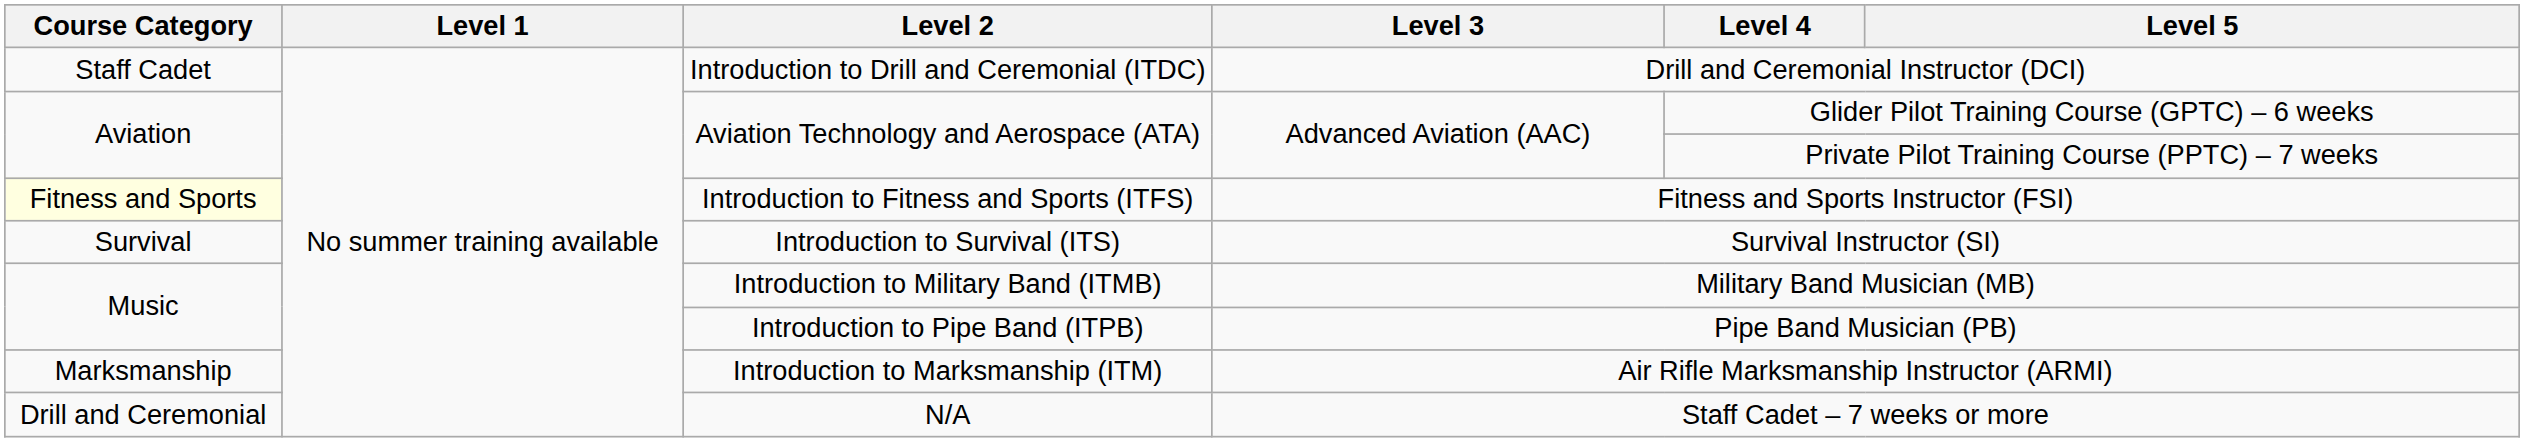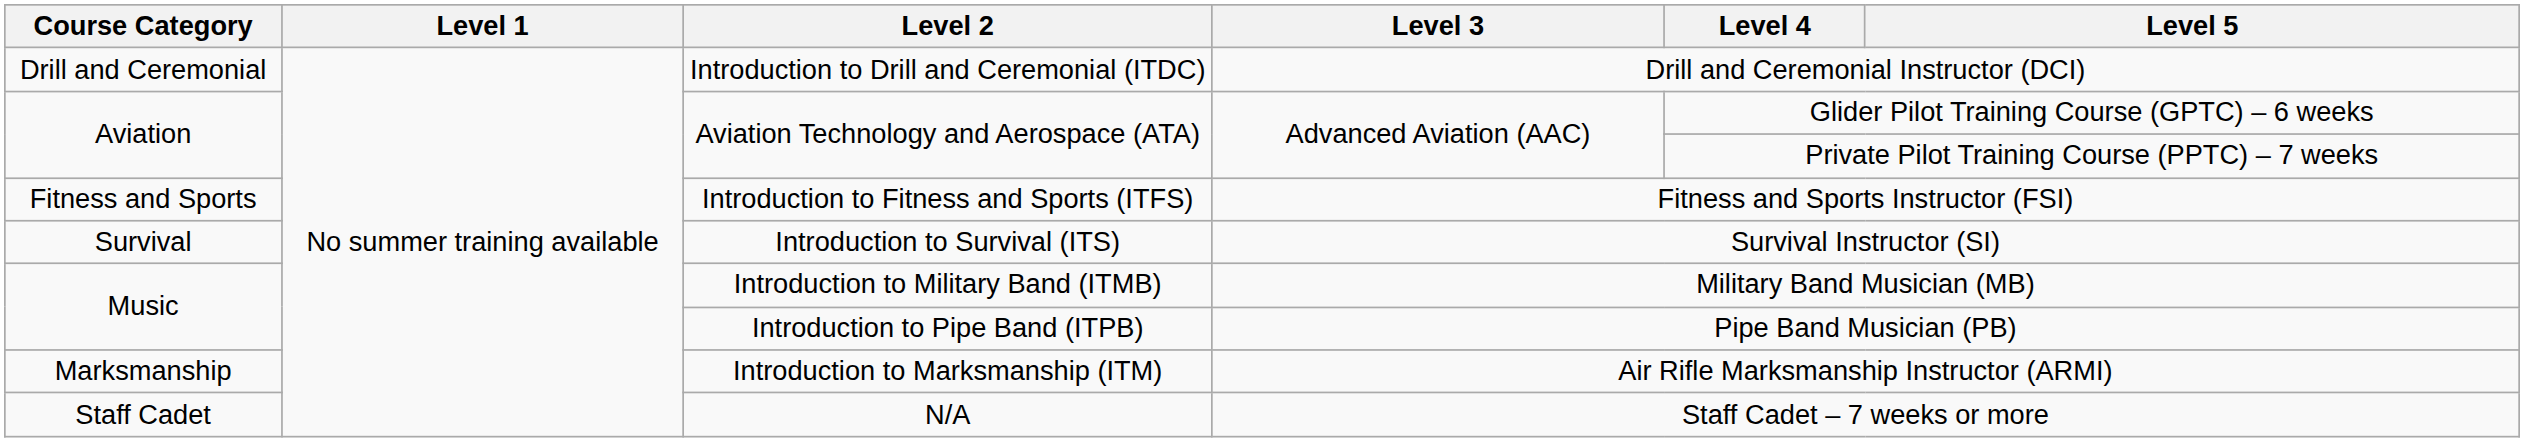(143, 69) Staff Cadet -> (143, 69) Drill and Ceremonial
(143, 198) lightyellow background -> (143, 198) no background
(143, 414) Drill and Ceremonial -> (143, 414) Staff Cadet
